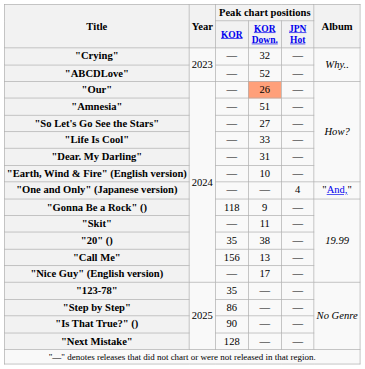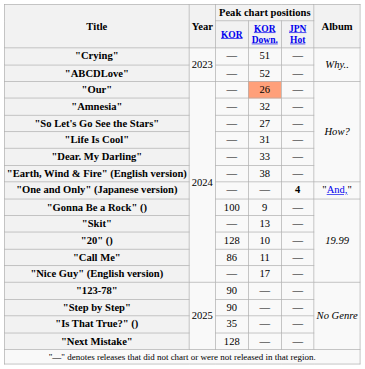(265, 56) 32 -> (265, 56) 51
(265, 106) 51 -> (265, 106) 32
(265, 140) 33 -> (265, 140) 31
(265, 157) 31 -> (265, 157) 33
(265, 173) 10 -> (265, 173) 38
(298, 190) normal -> (298, 190) bold
(232, 207) 118 -> (232, 207) 100
(265, 223) 11 -> (265, 223) 13
(232, 240) 35 -> (232, 240) 128
(265, 240) 38 -> (265, 240) 10
(232, 257) 156 -> (232, 257) 86
(265, 257) 13 -> (265, 257) 11
(232, 290) 35 -> (232, 290) 90
(232, 307) 86 -> (232, 307) 90
(232, 324) 90 -> (232, 324) 35
